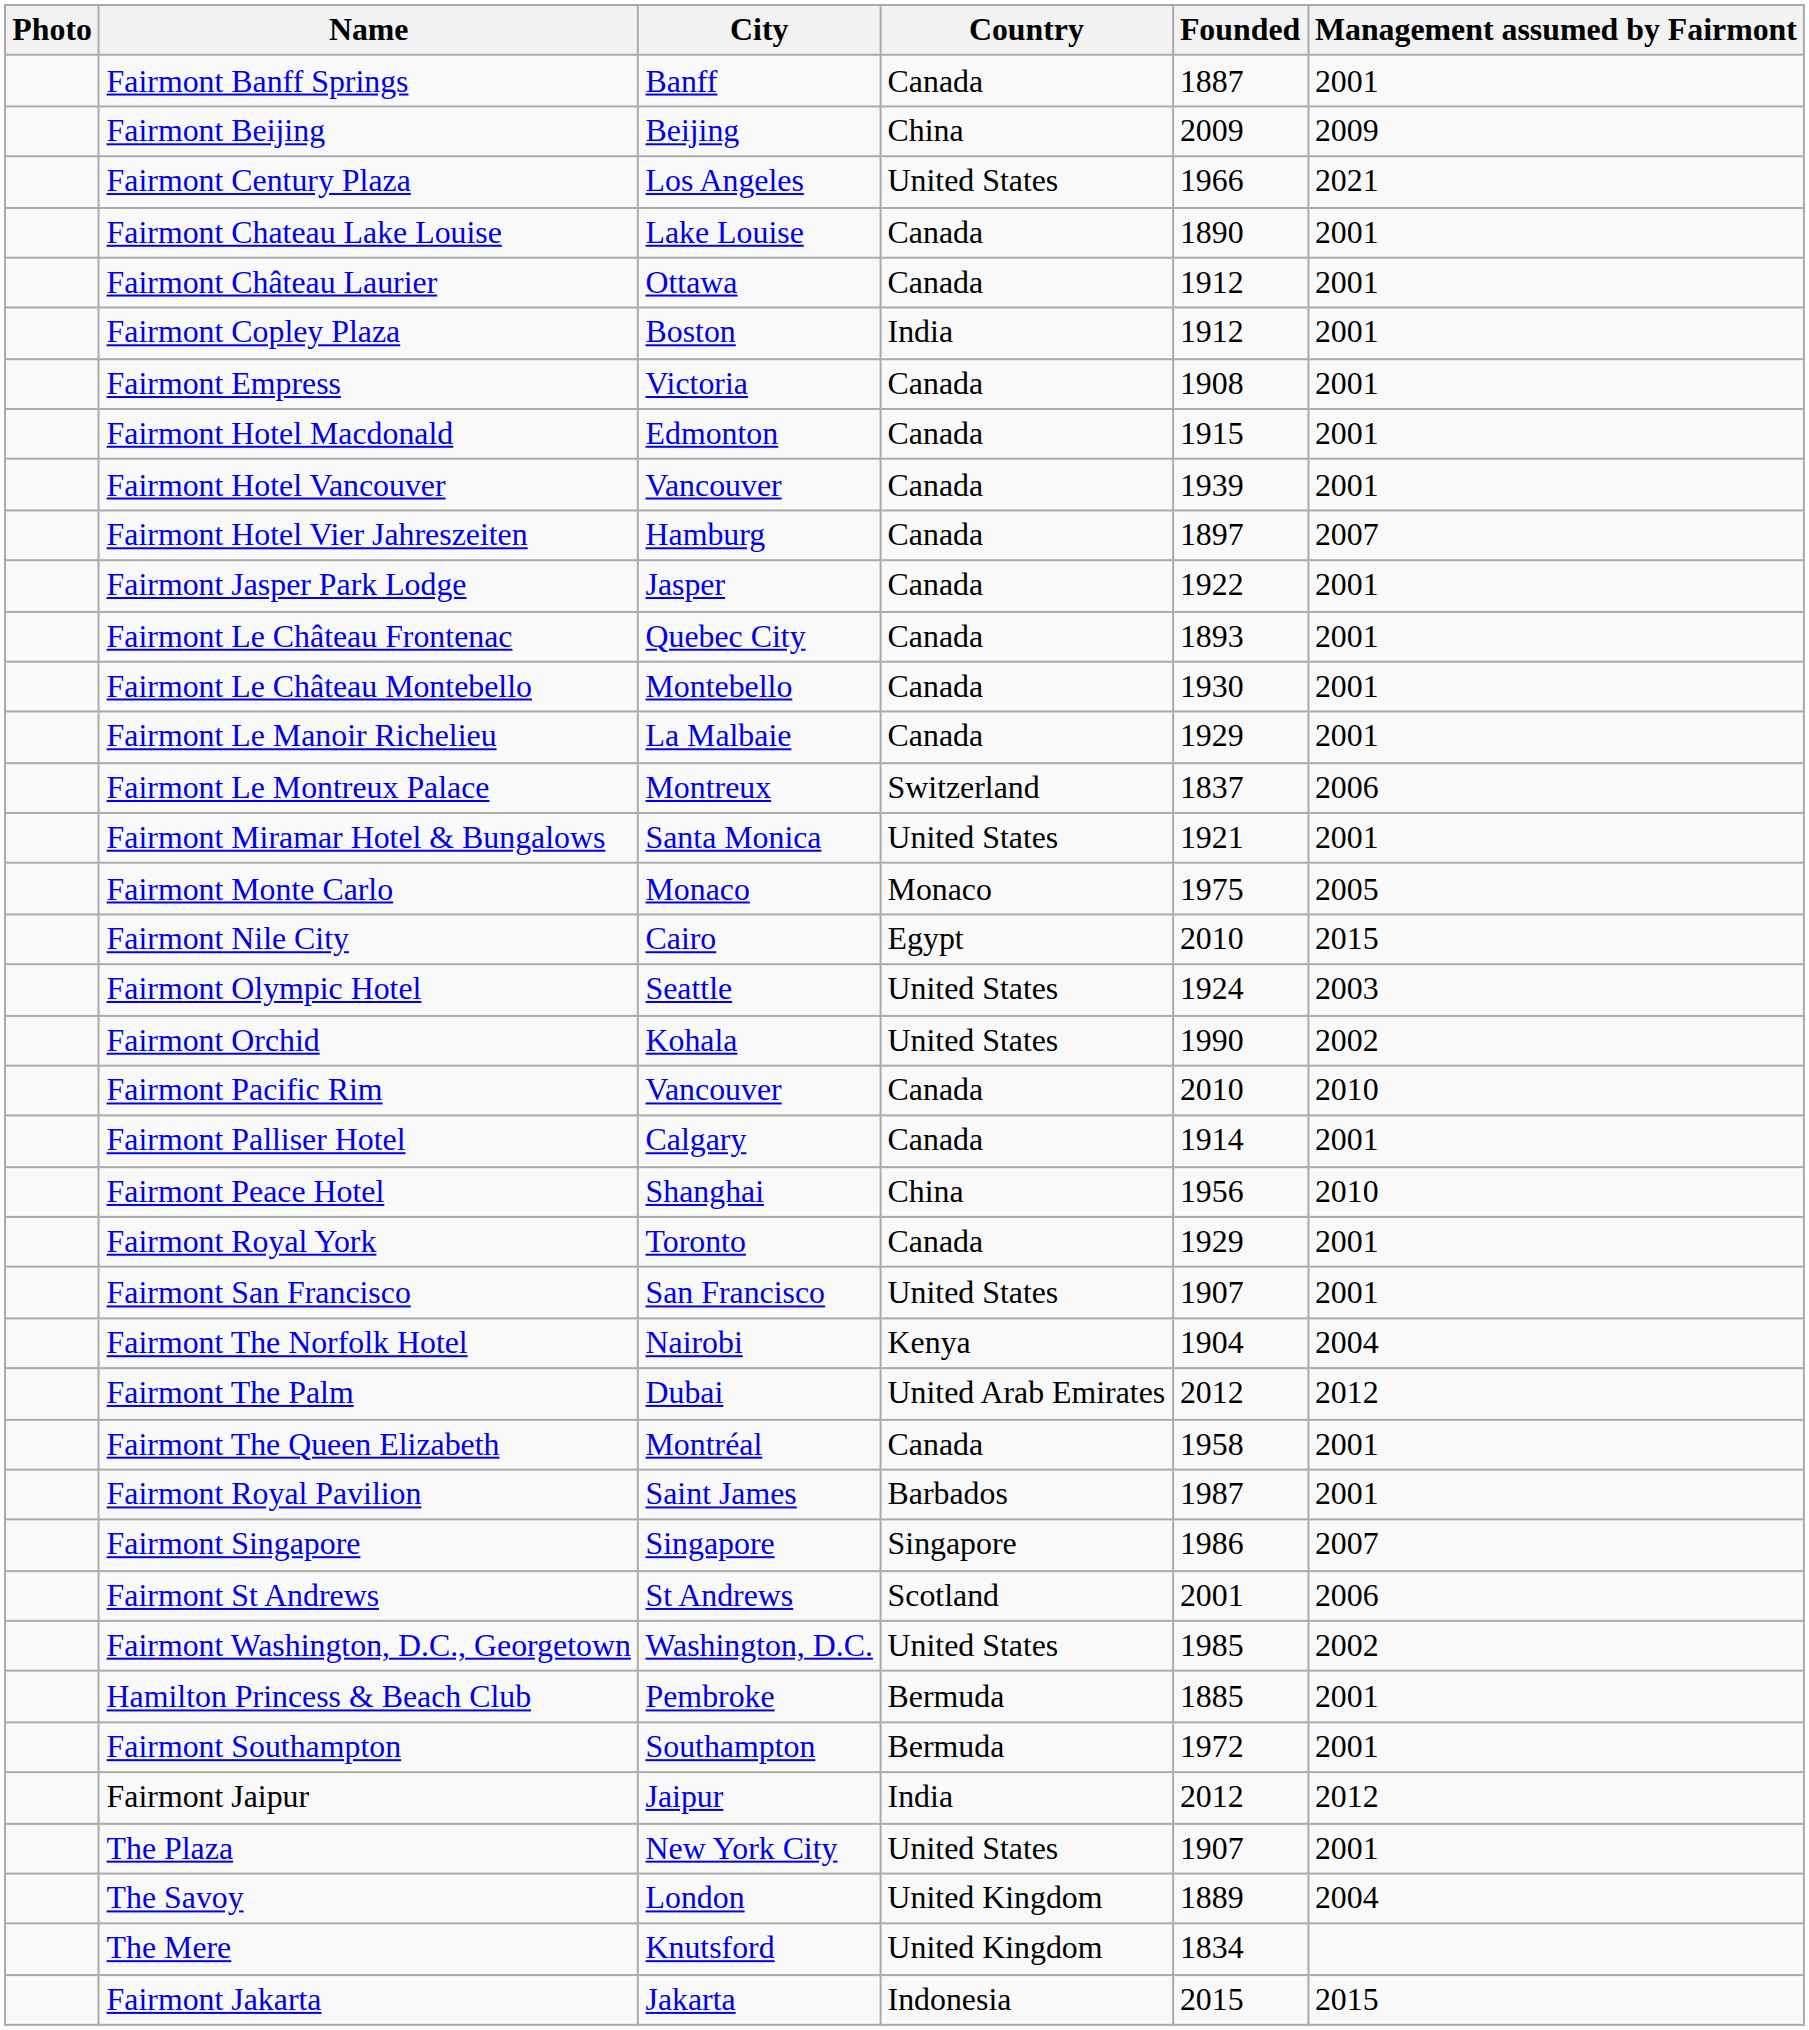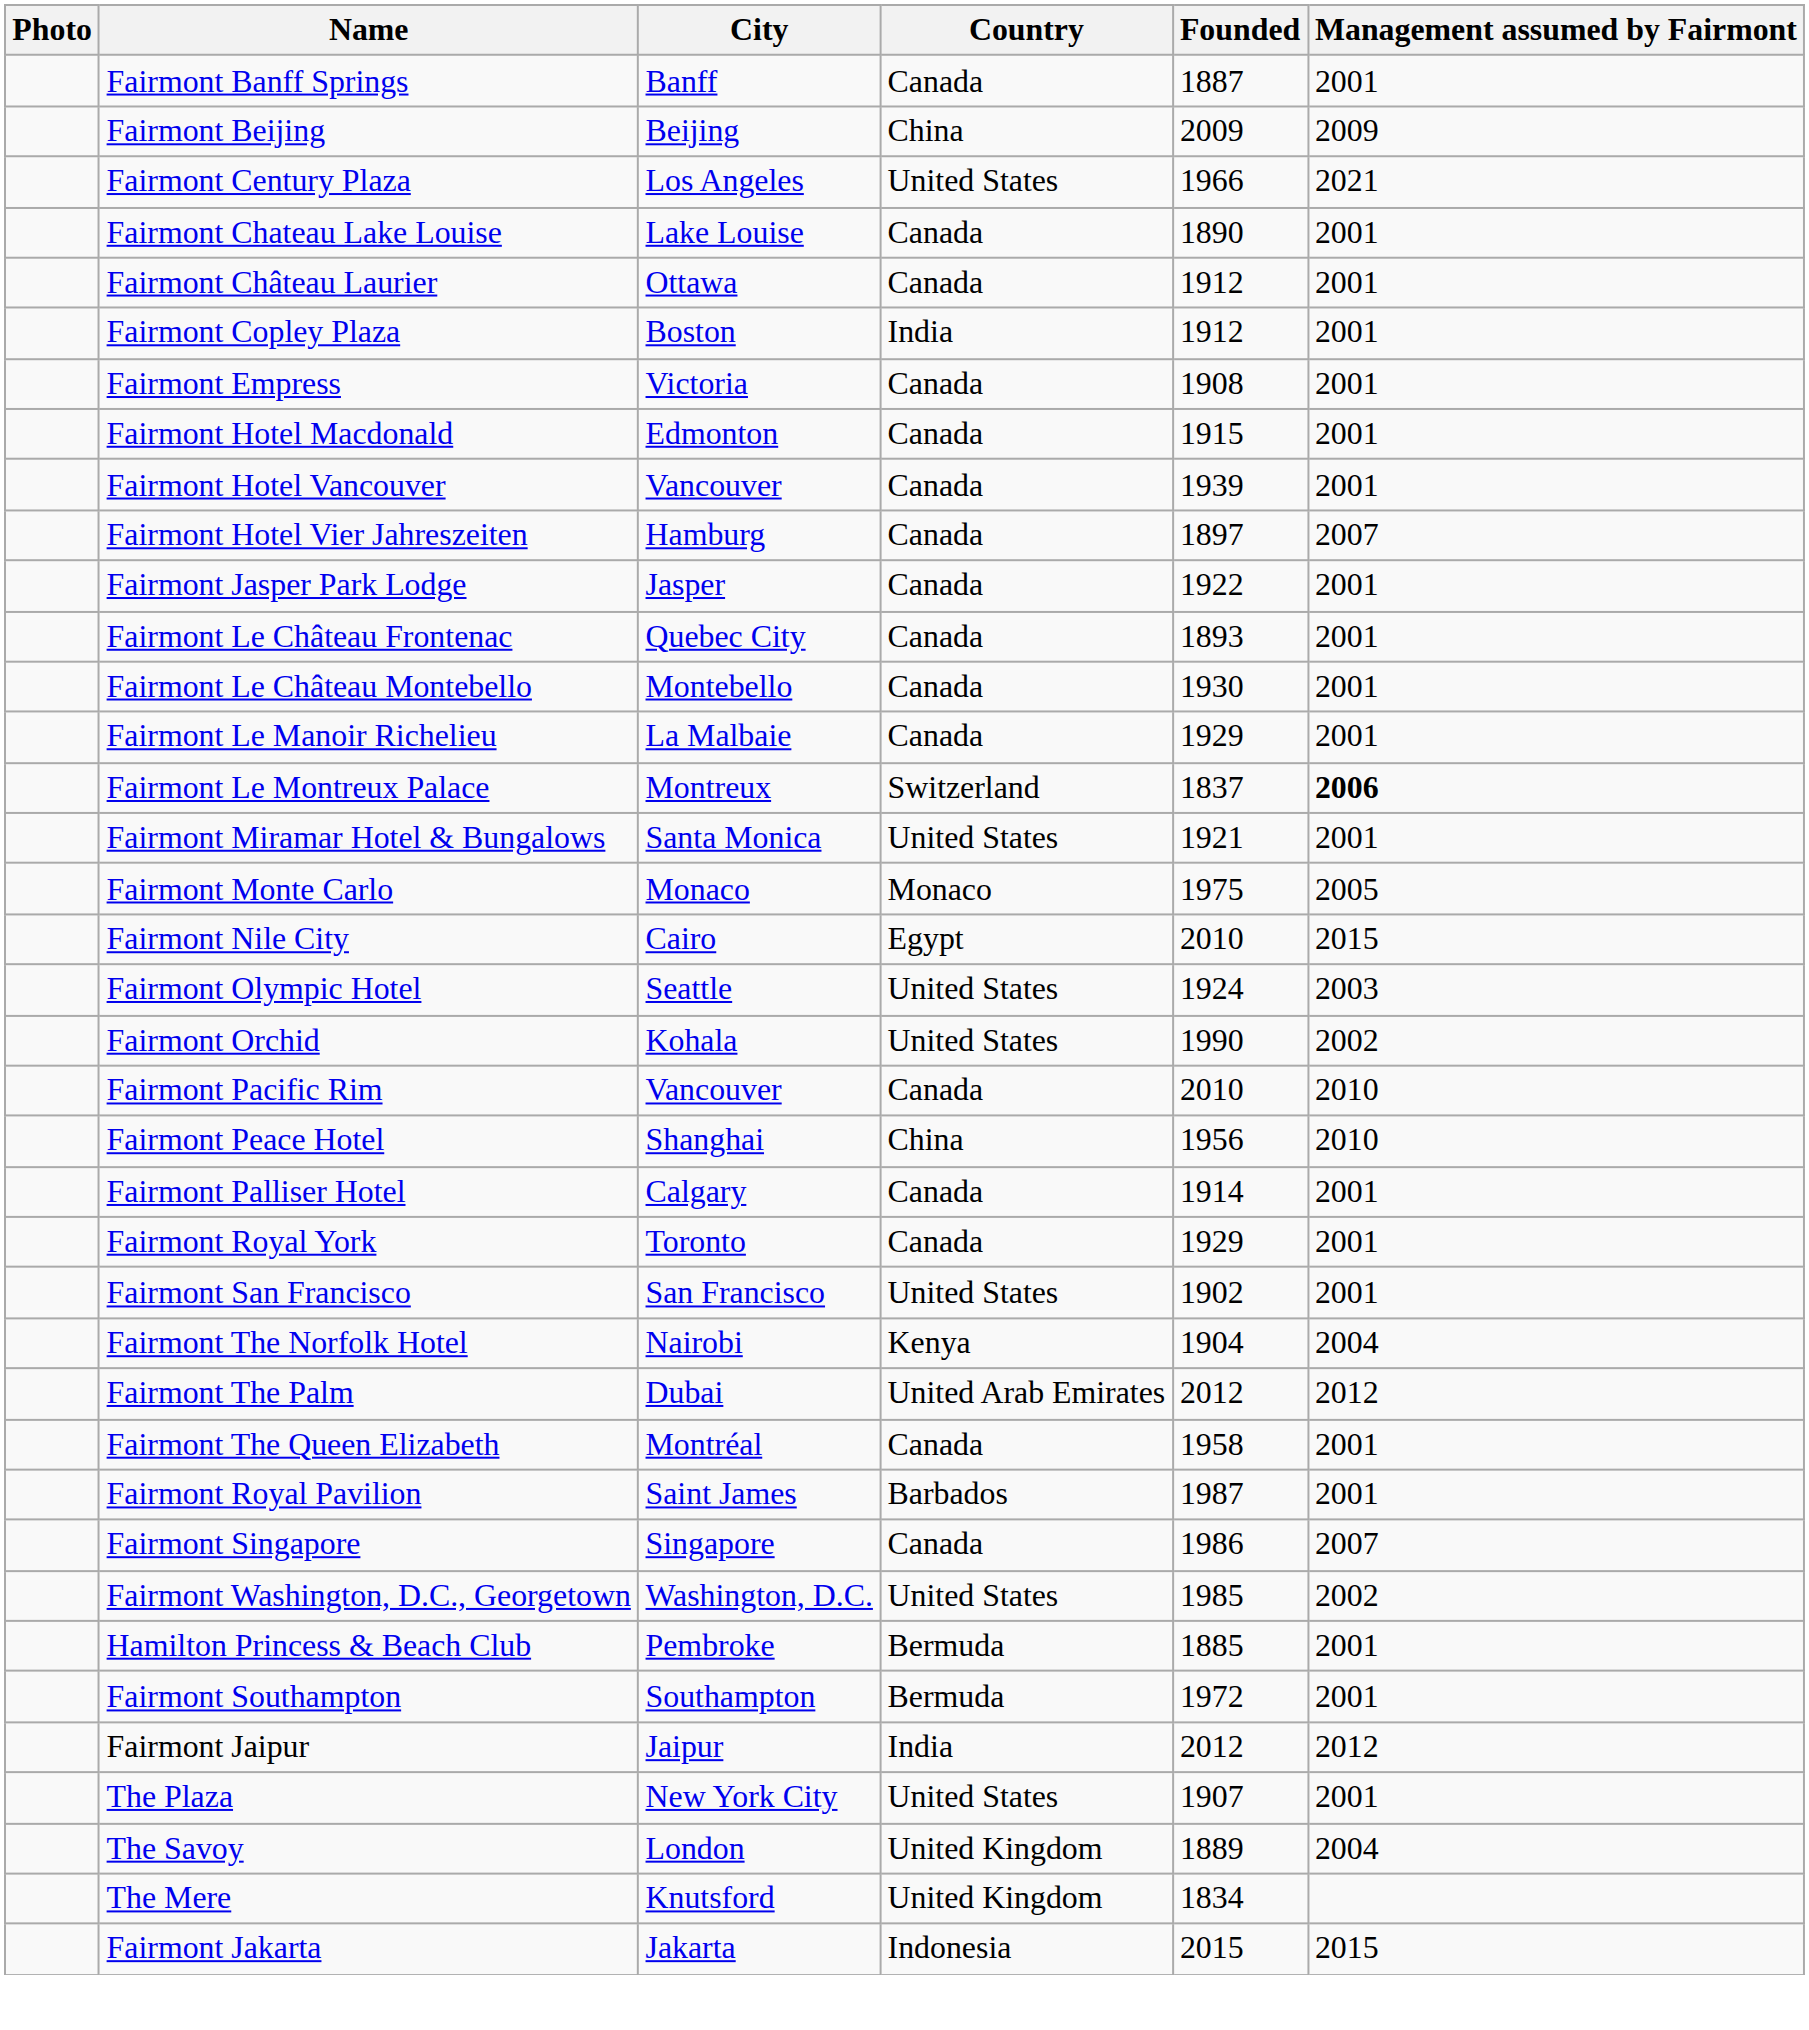(1347, 787) normal -> (1347, 787) bold
rows swapped: (256, 1140) <-> (245, 1191)
(1212, 1292) 1907 -> (1212, 1292) 1902
(952, 1544) Singapore -> (935, 1544) Canada
- row: (243, 1595)
